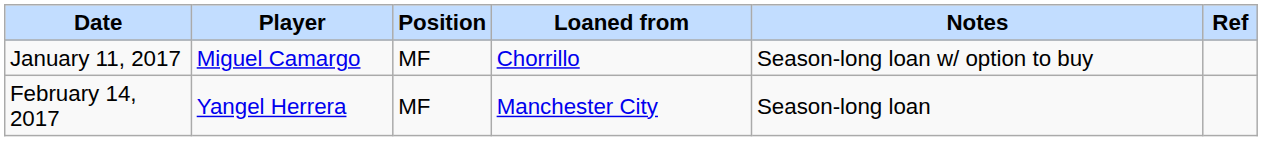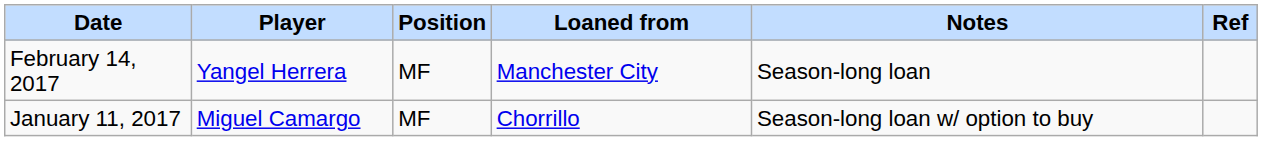rows swapped: (95, 58) <-> (73, 106)
